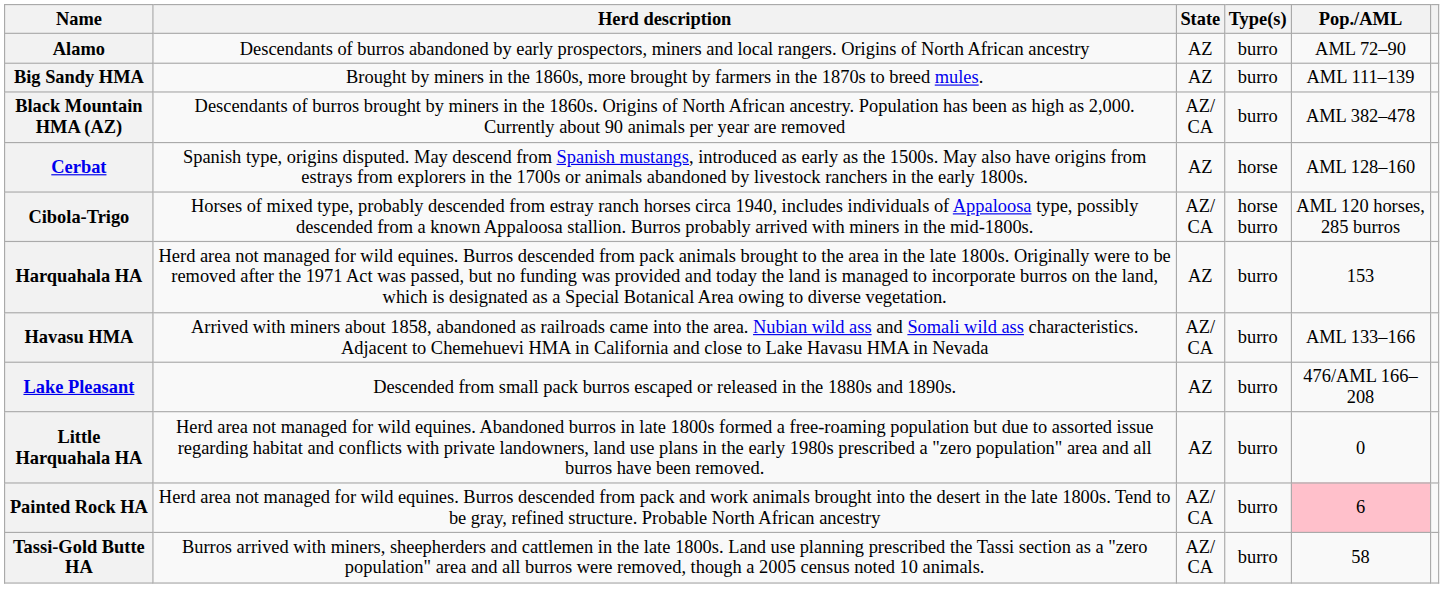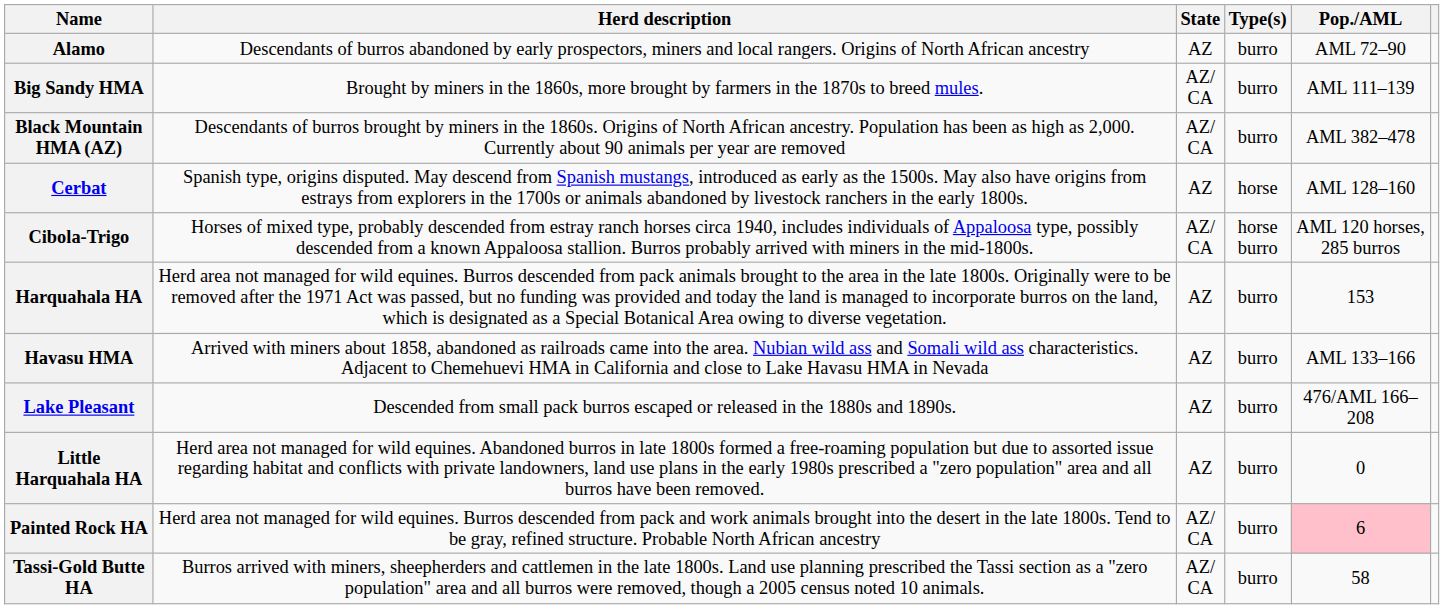(1200, 77) AZ -> (1200, 87) AZ/ CA
(1200, 337) AZ/ CA -> (1200, 357) AZ
